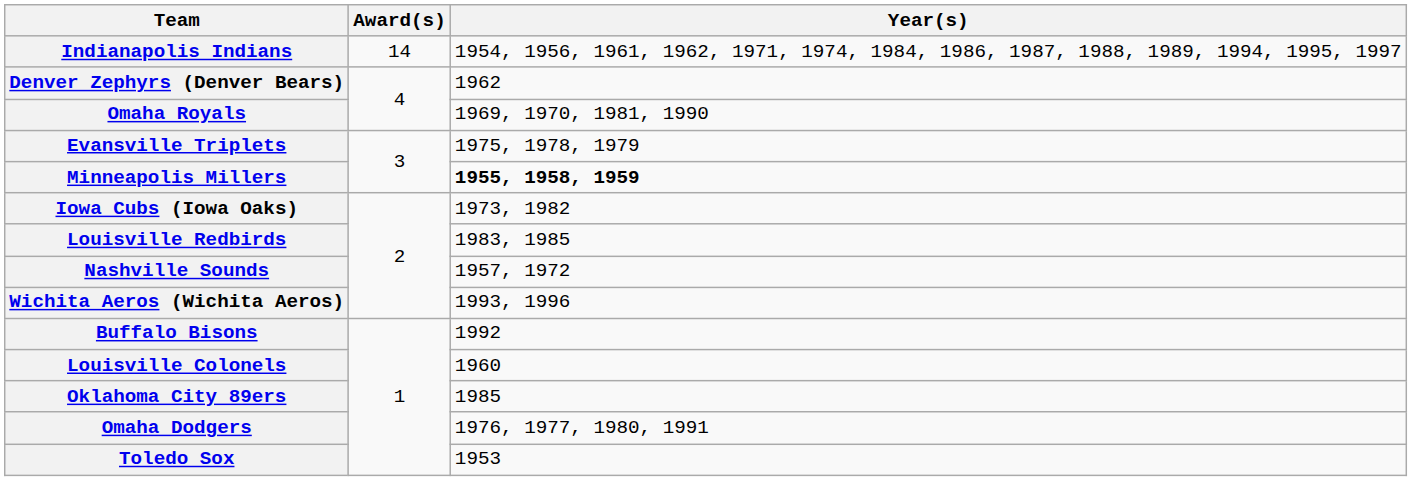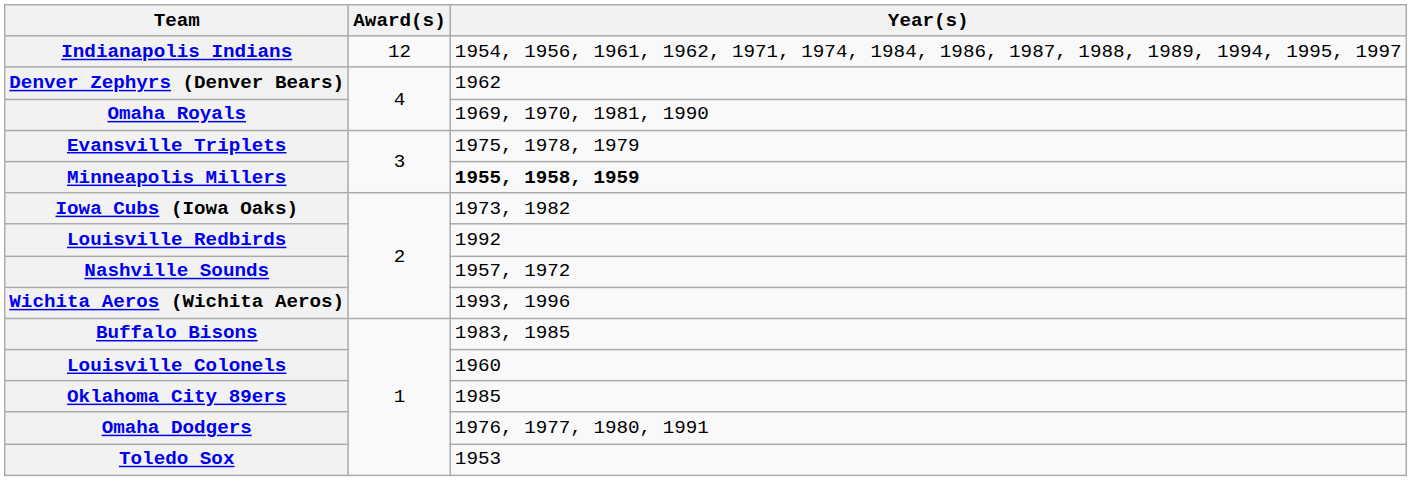(400, 52) 14 -> (400, 52) 12
(513, 240) 1983, 1985 -> (478, 240) 1992
(478, 334) 1992 -> (513, 334) 1983, 1985
